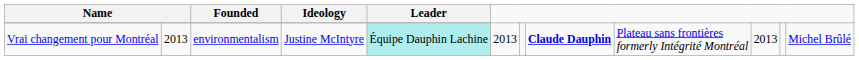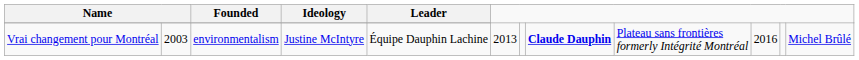(176, 39) 2013 -> (176, 39) 2003
(429, 39) paleturquoise background -> (429, 39) no background
(765, 39) 2013 -> (765, 39) 2016
